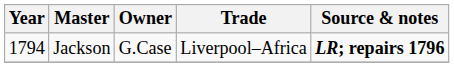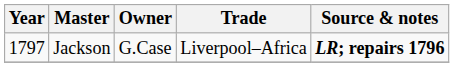(27, 47) 1794 -> (27, 47) 1797
